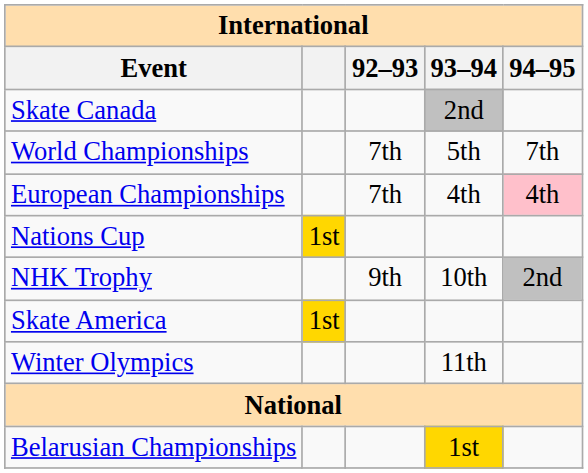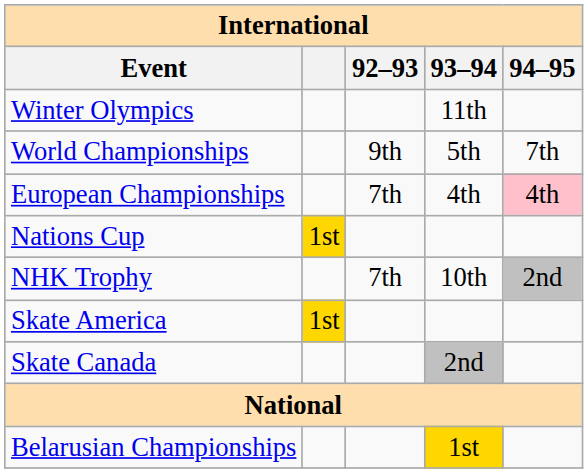rows swapped: (102, 362) <-> (84, 109)
(385, 151) 7th -> (385, 151) 9th
(385, 278) 9th -> (385, 278) 7th
